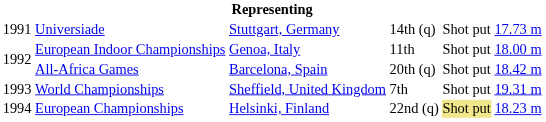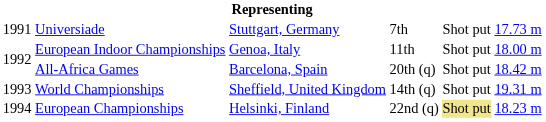(413, 29) 14th (q) -> (399, 29) 7th
(399, 89) 7th -> (413, 89) 14th (q)
